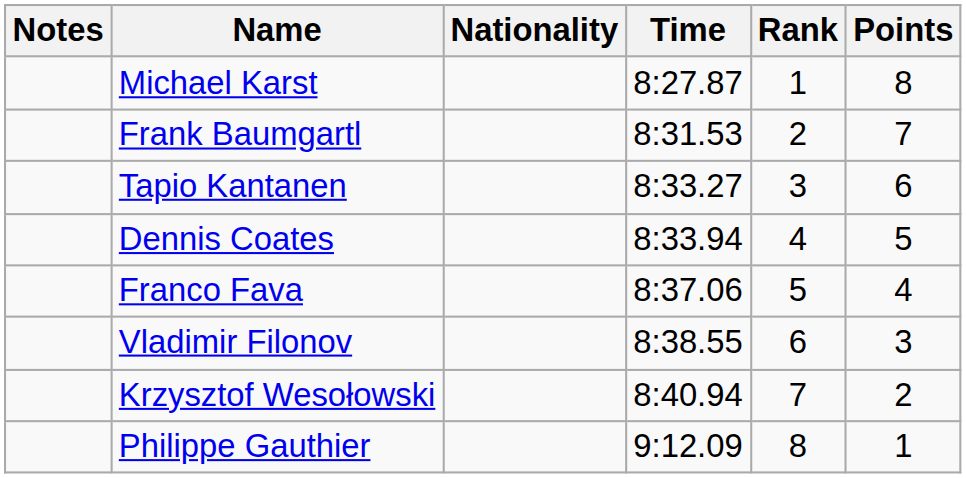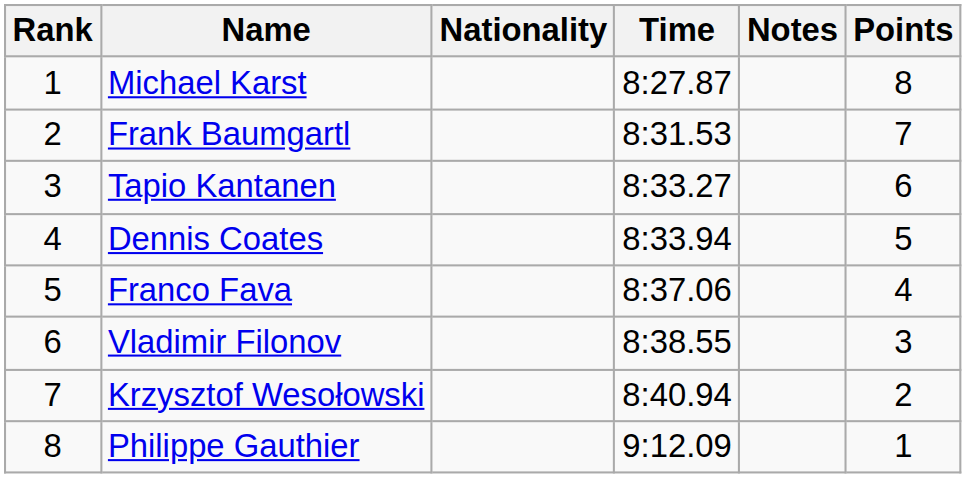columns swapped: (798, 30) <-> (58, 30)
